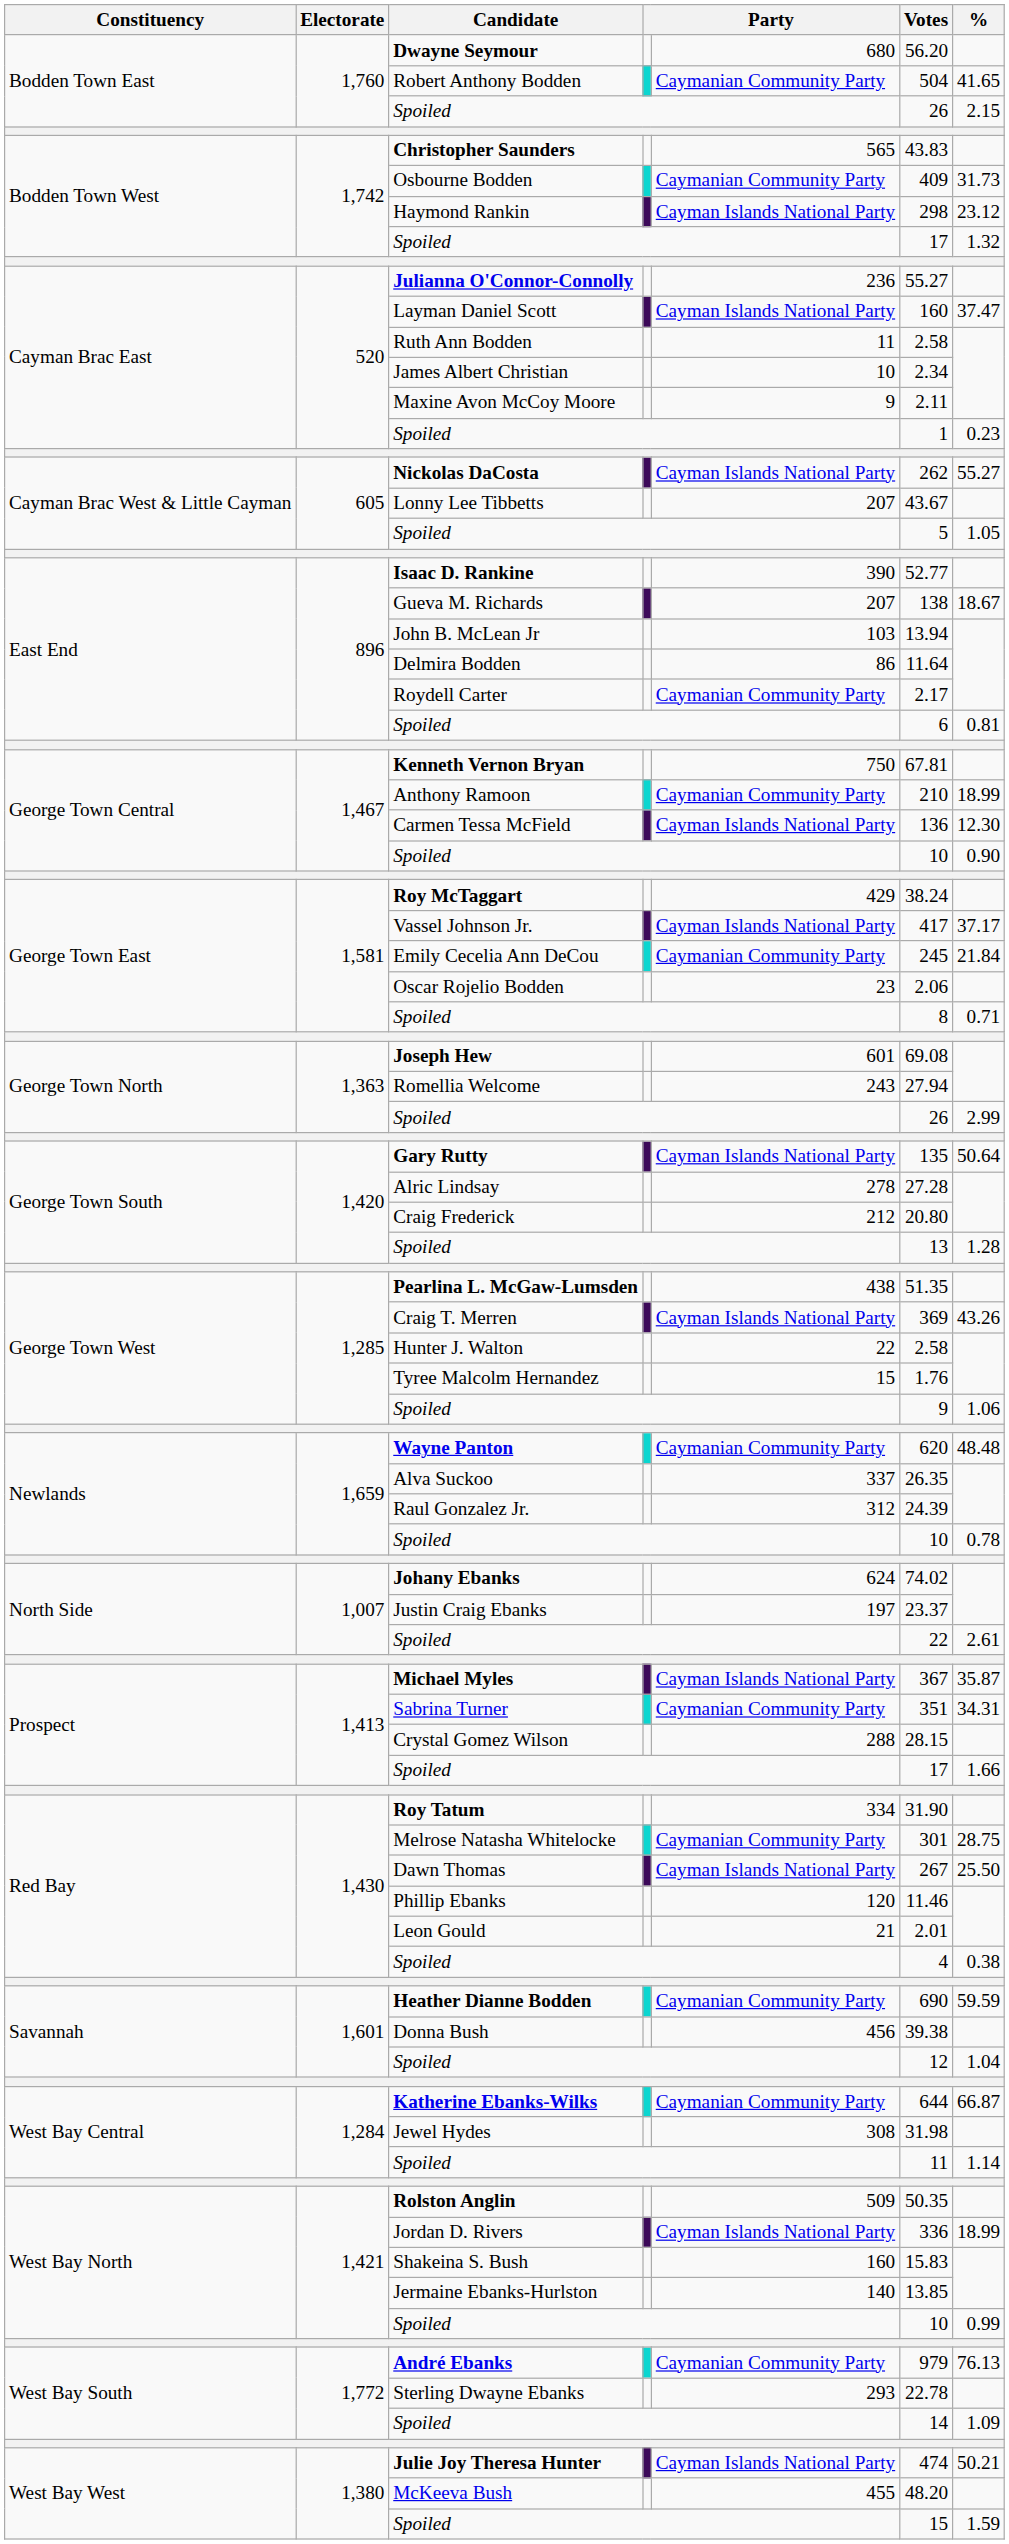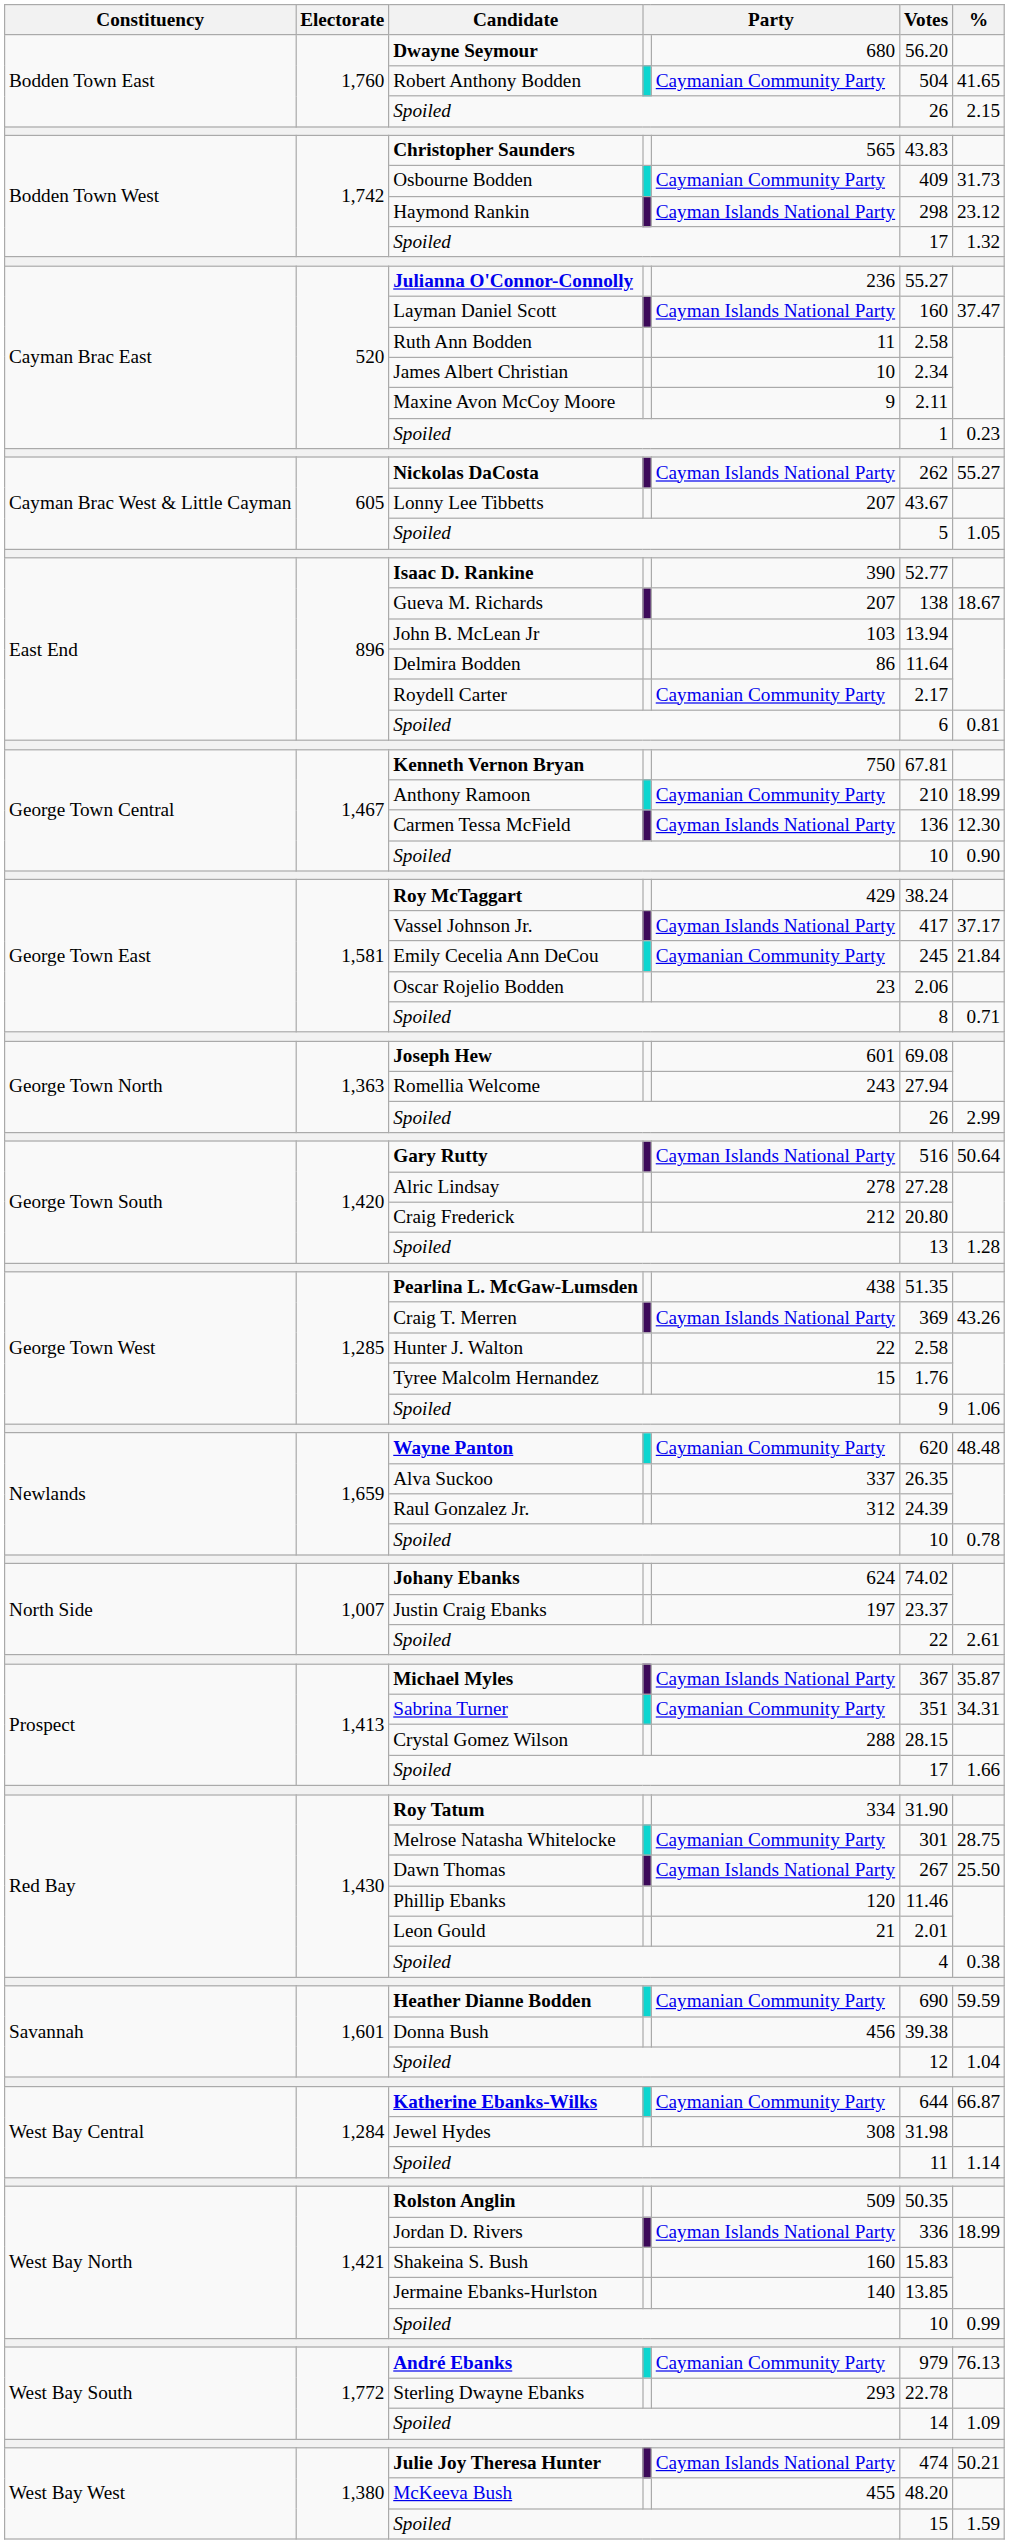(934, 1156) 135 -> (934, 1156) 516
